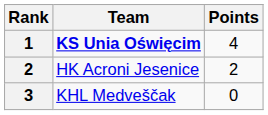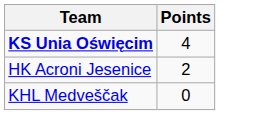- column: (28, 17)
